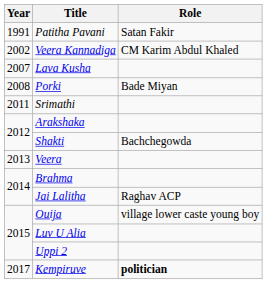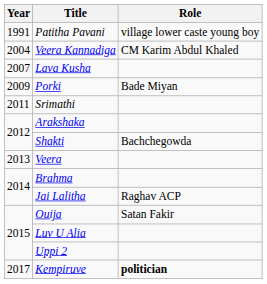(147, 31) Satan Fakir -> (190, 31) village lower caste young boy
(19, 50) 2002 -> (19, 50) 2004
(19, 86) 2008 -> (19, 86) 2009
(190, 214) village lower caste young boy -> (147, 214) Satan Fakir
